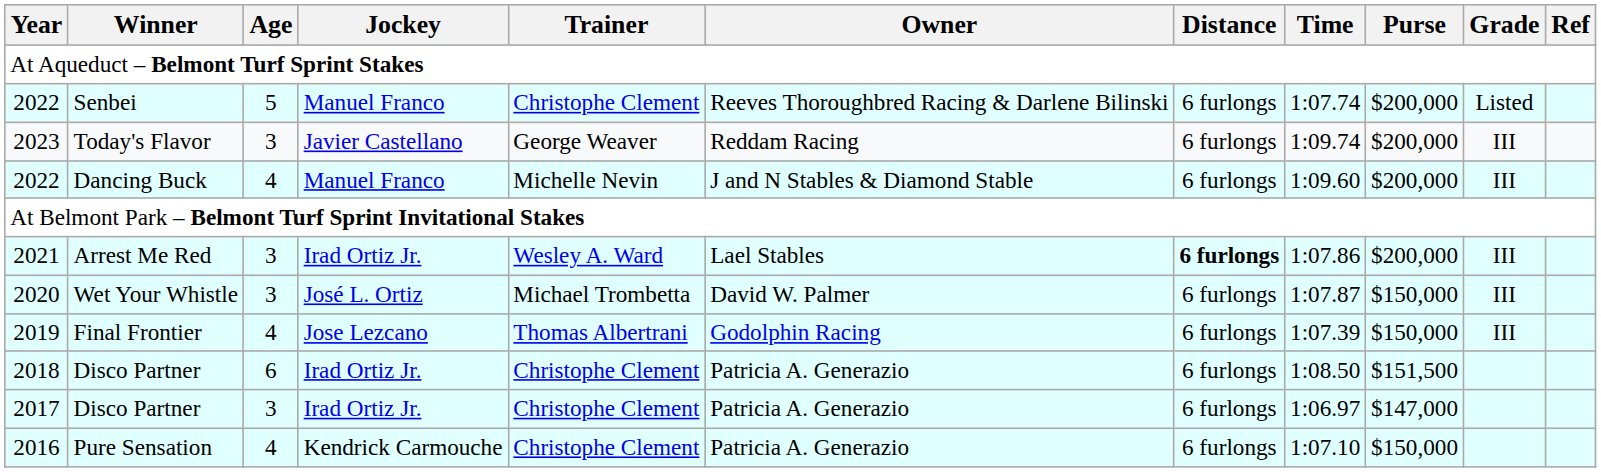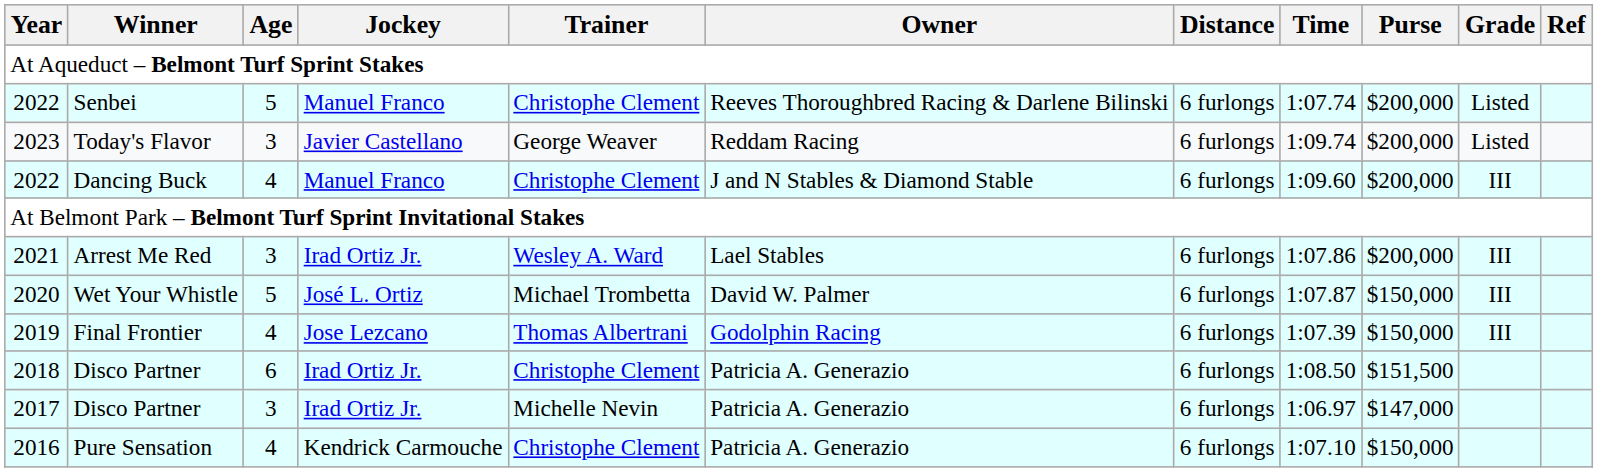(1504, 140) III -> (1500, 140) Listed
(586, 179) Michelle Nevin -> (606, 179) Christophe Clement
(1229, 255) bold -> (1227, 255) normal
(271, 293) 3 -> (271, 293) 5
(606, 408) Christophe Clement -> (586, 408) Michelle Nevin
